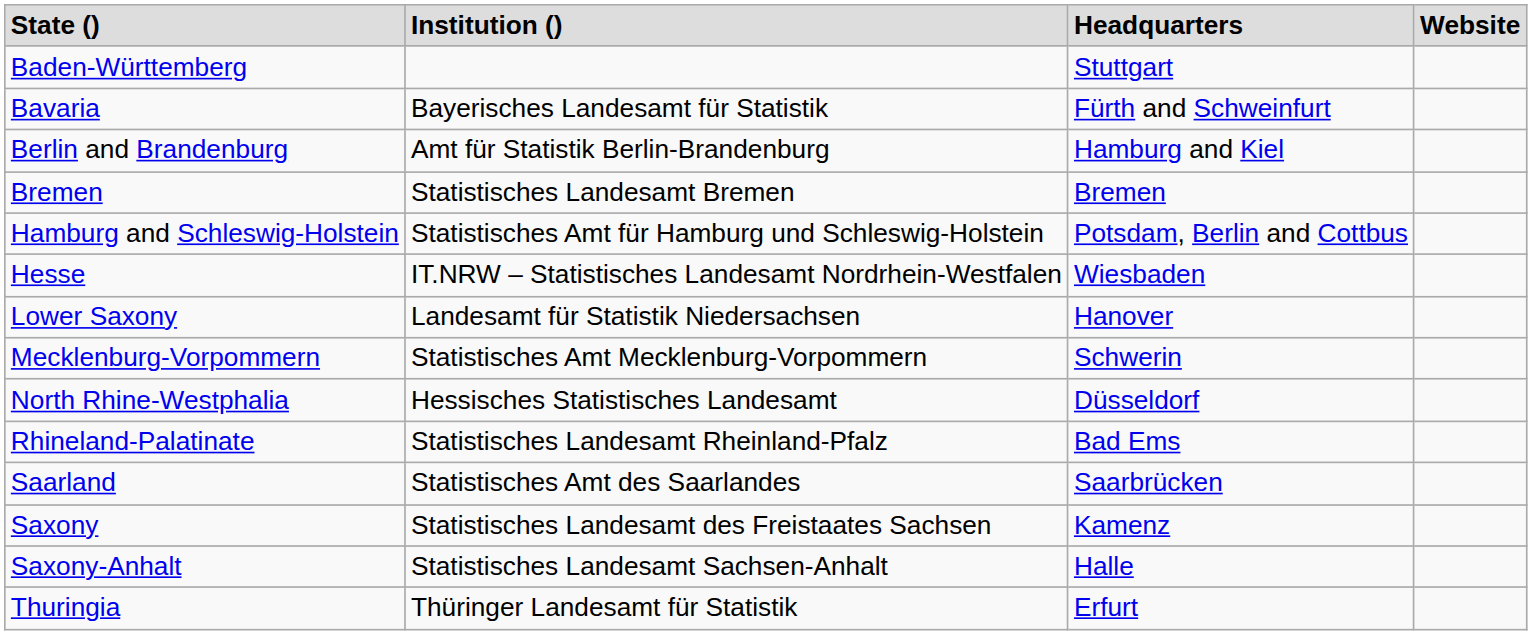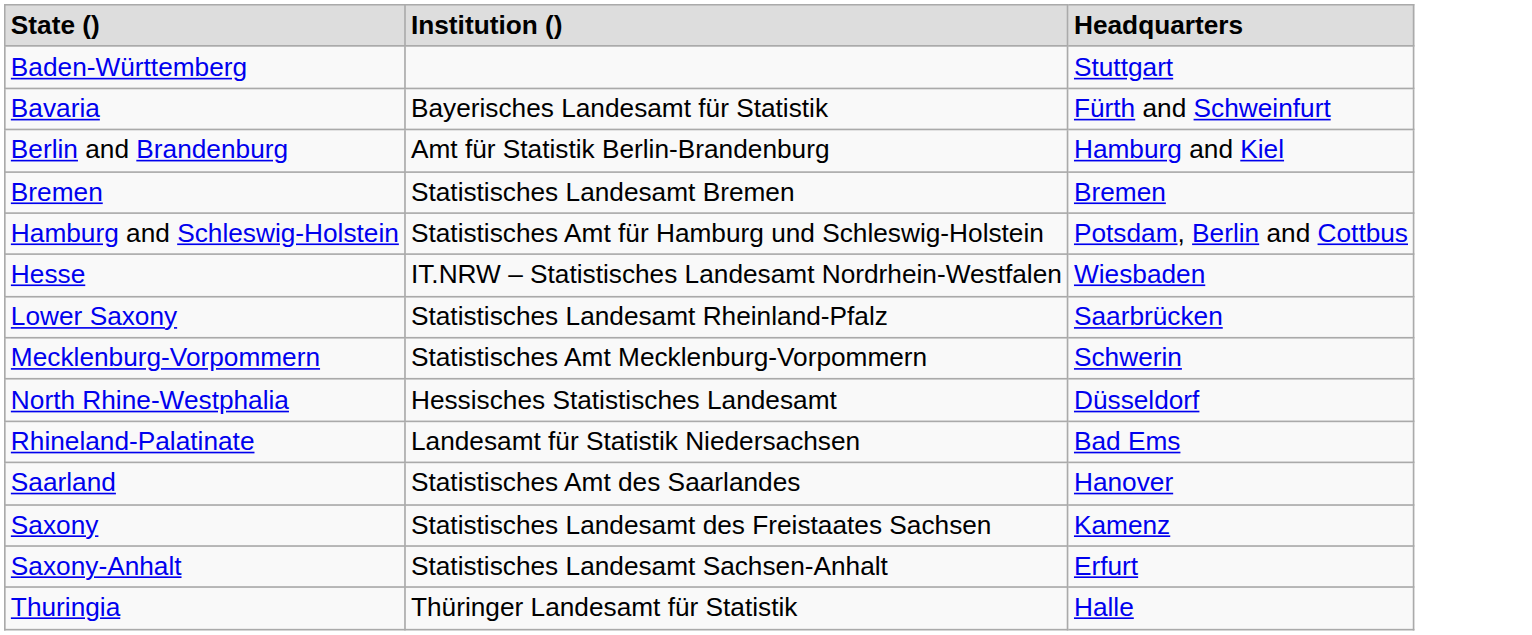- column: (1470, 25)
(636, 316) Landesamt für Statistik Niedersachsen -> (649, 316) Statistisches Landesamt Rheinland-Pfalz
(1124, 316) Hanover -> (1148, 316) Saarbrücken
(649, 441) Statistisches Landesamt Rheinland-Pfalz -> (636, 441) Landesamt für Statistik Niedersachsen
(1148, 483) Saarbrücken -> (1124, 483) Hanover
(1104, 566) Halle -> (1106, 566) Erfurt
(1106, 607) Erfurt -> (1104, 607) Halle
